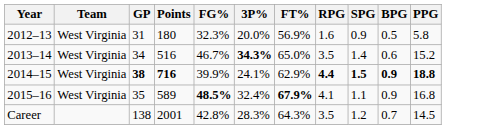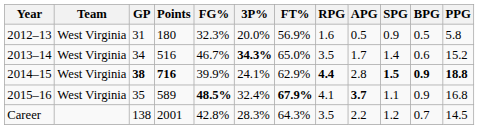+ column: (364, 14)
